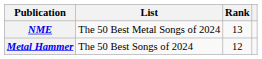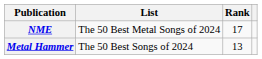(237, 29) 13 -> (237, 29) 17
(237, 46) 12 -> (237, 46) 13
